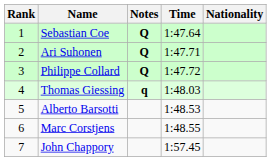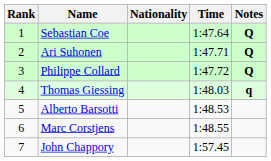columns swapped: (235, 14) <-> (144, 14)
